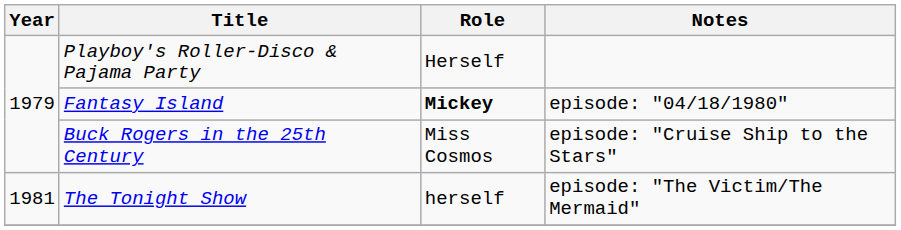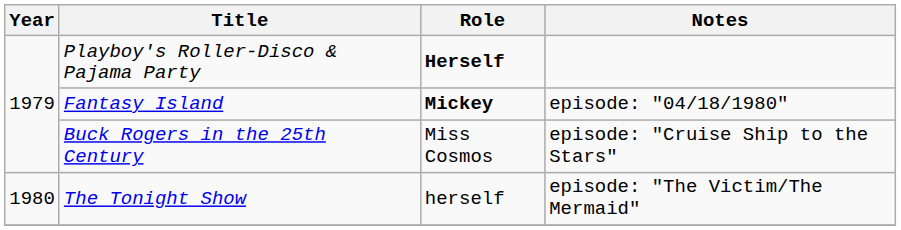(465, 62) normal -> (465, 62) bold
(32, 199) 1981 -> (32, 199) 1980
